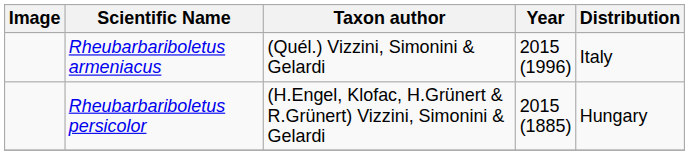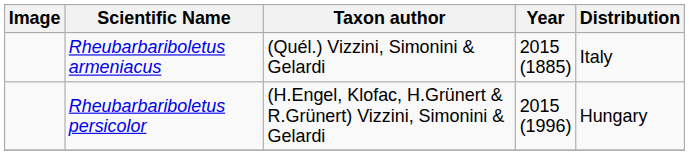(546, 57) 2015 (1996) -> (546, 57) 2015 (1885)
(546, 115) 2015 (1885) -> (546, 115) 2015 (1996)
